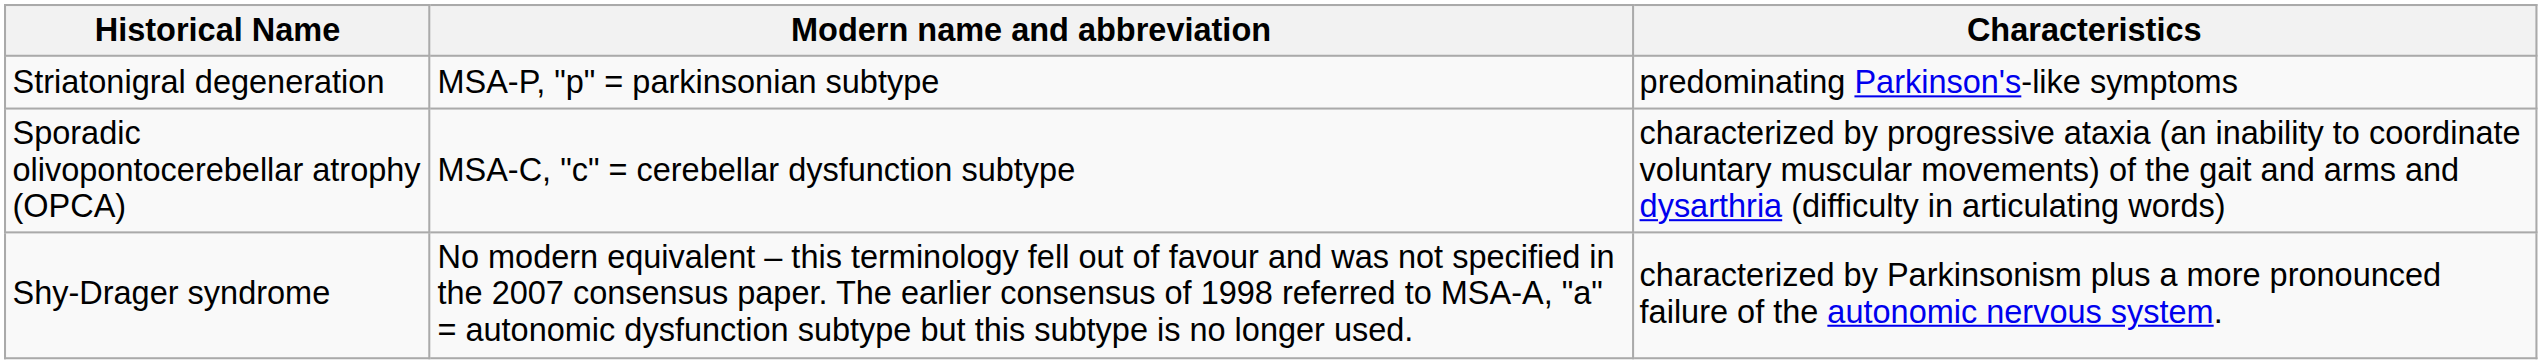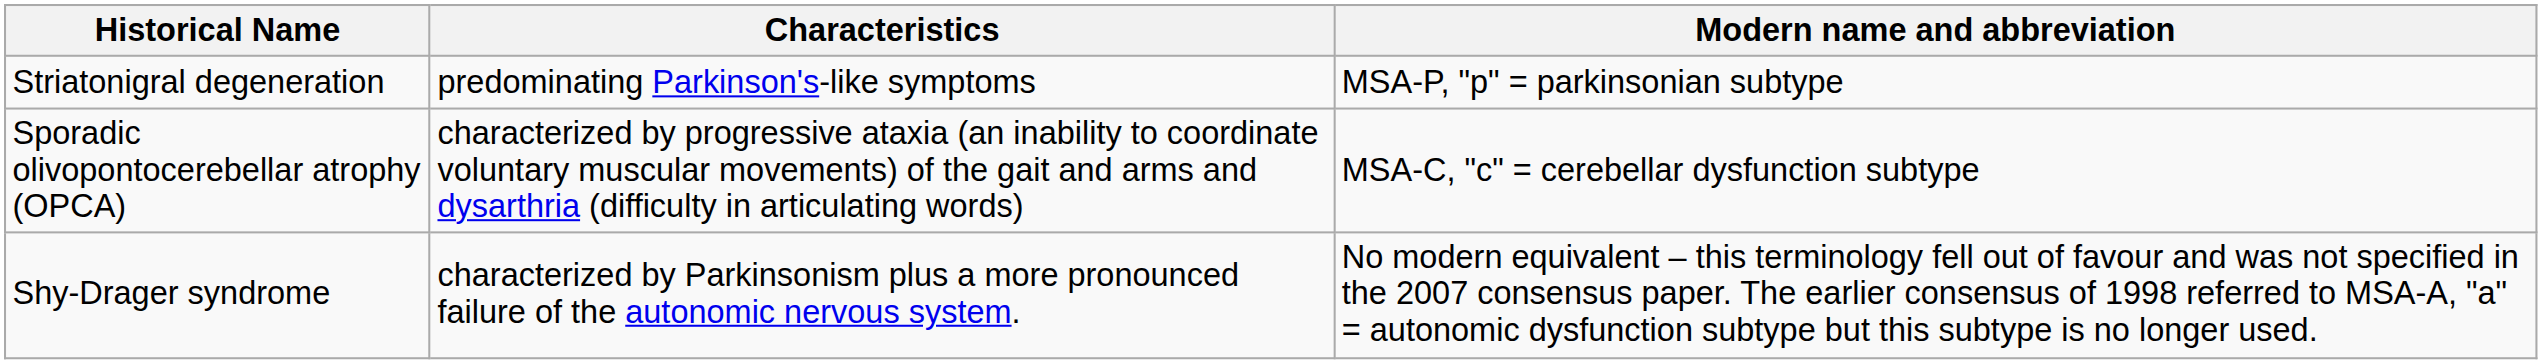columns swapped: (2084, 30) <-> (1031, 30)
